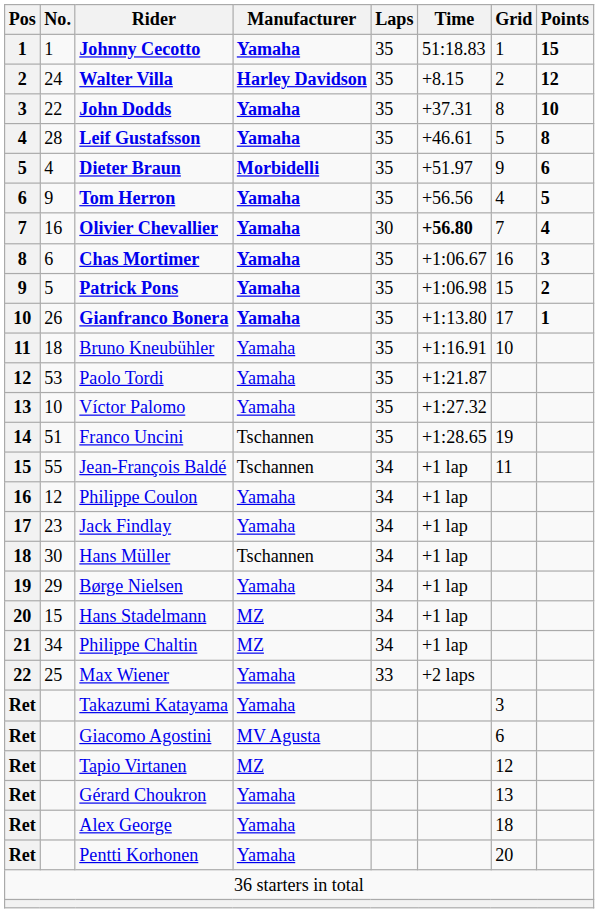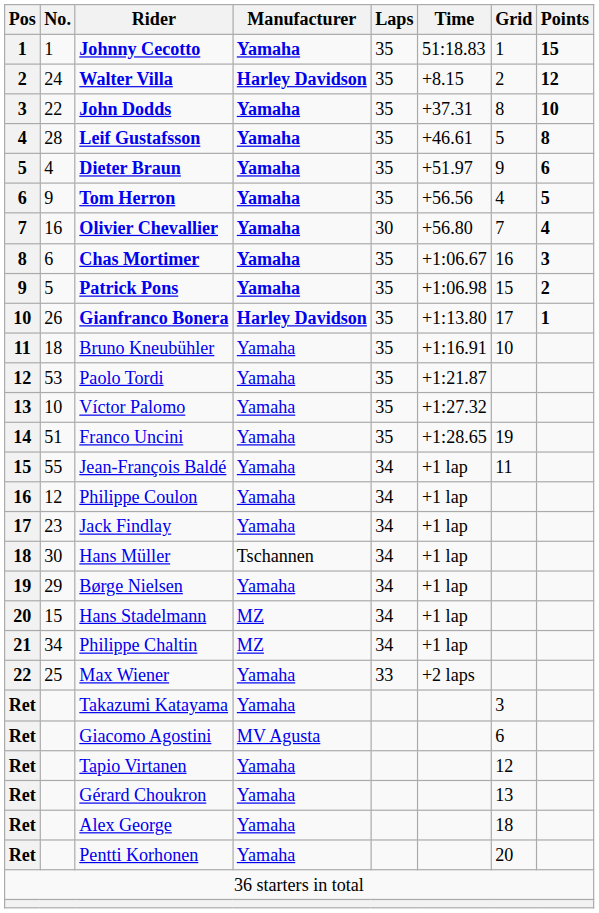(278, 168) Morbidelli -> (268, 168) Yamaha
(447, 228) bold -> (447, 228) normal
(268, 317) Yamaha -> (302, 317) Harley Davidson
(275, 437) Tschannen -> (266, 437) Yamaha
(275, 466) Tschannen -> (266, 466) Yamaha
(250, 765) MZ -> (266, 765) Yamaha
